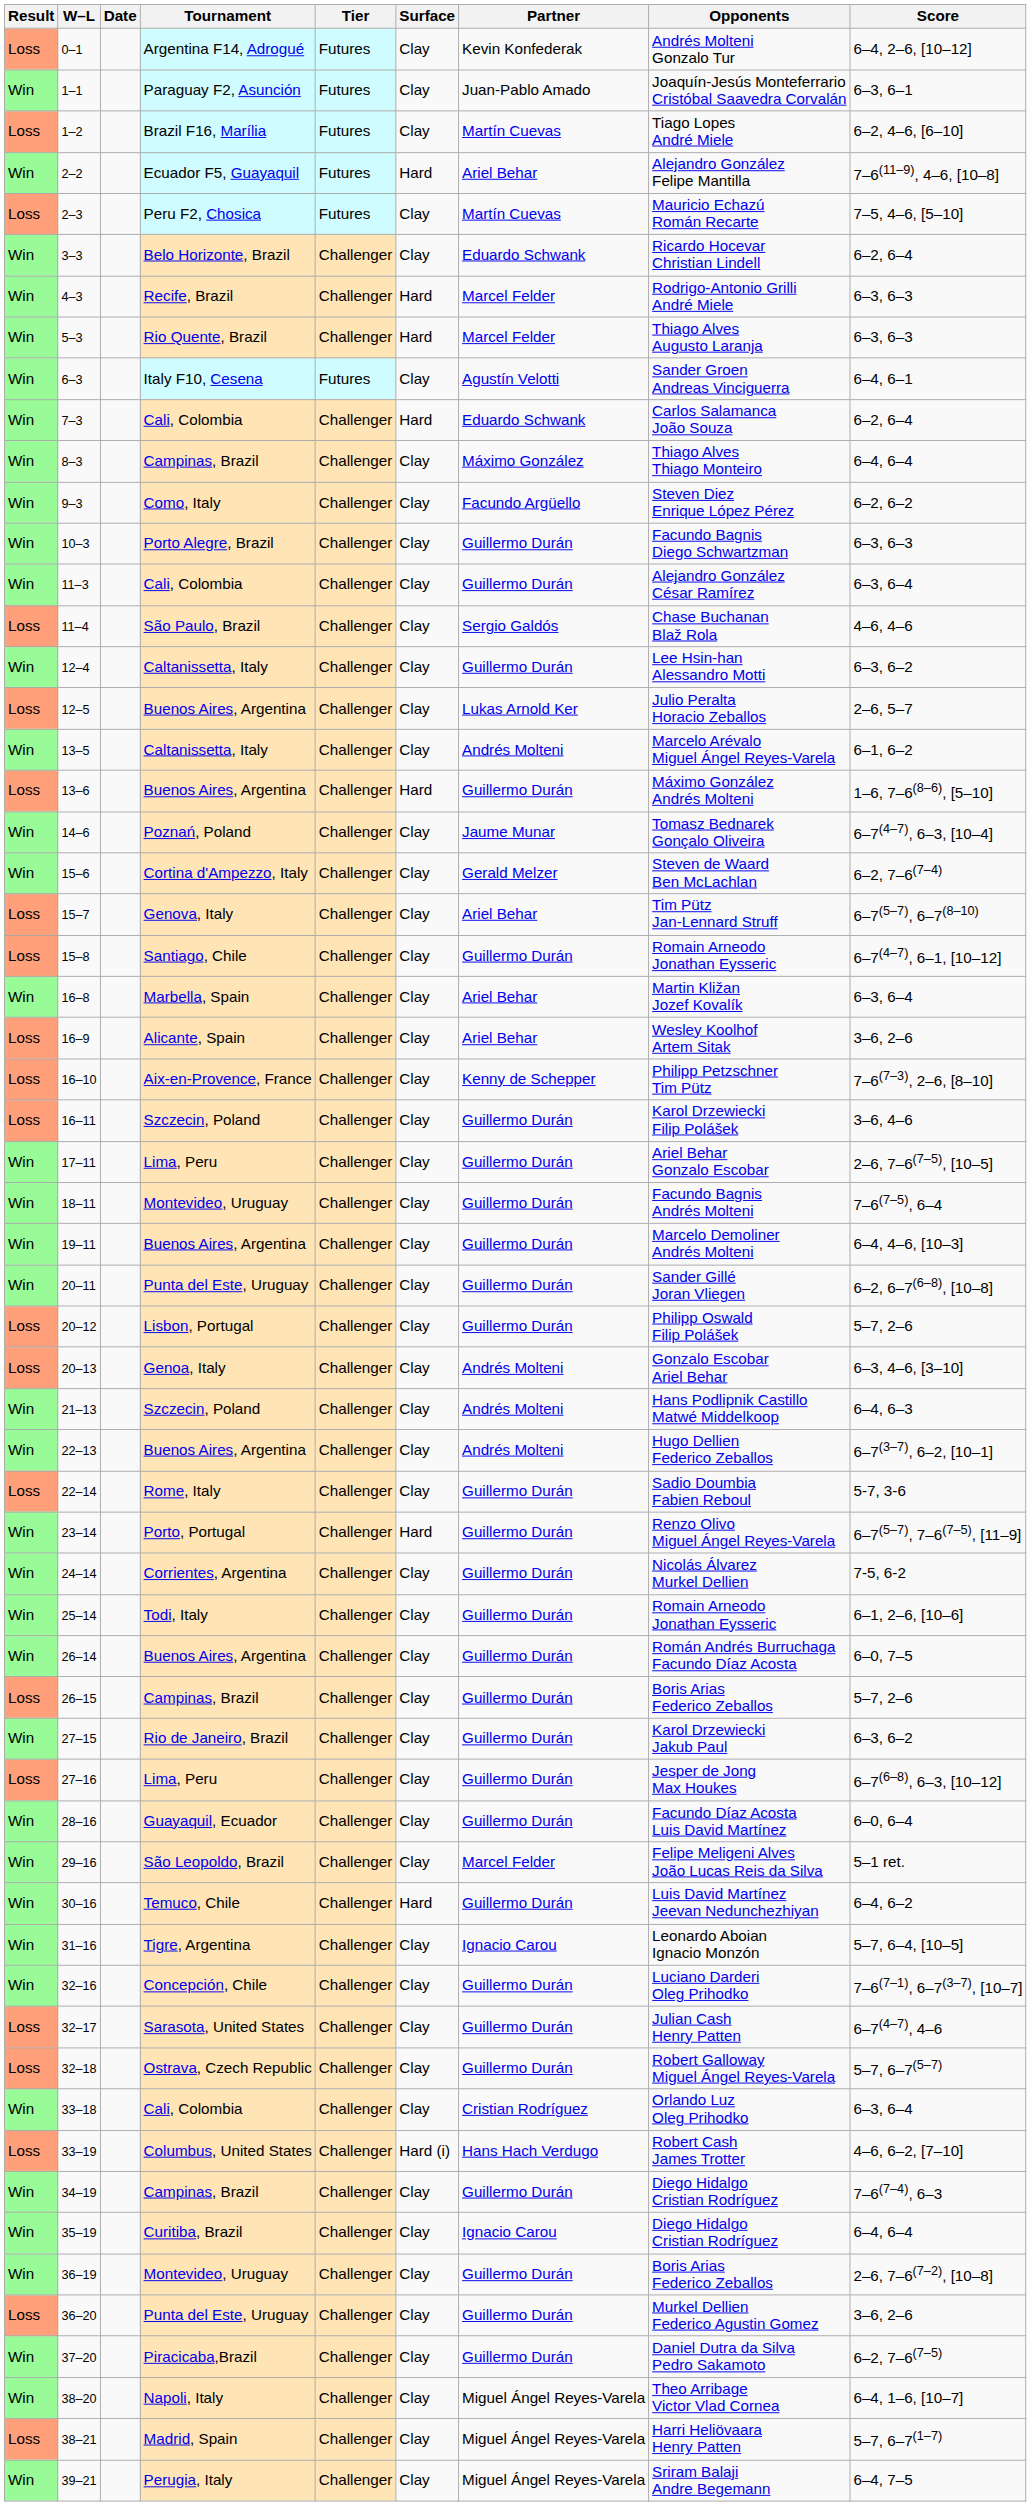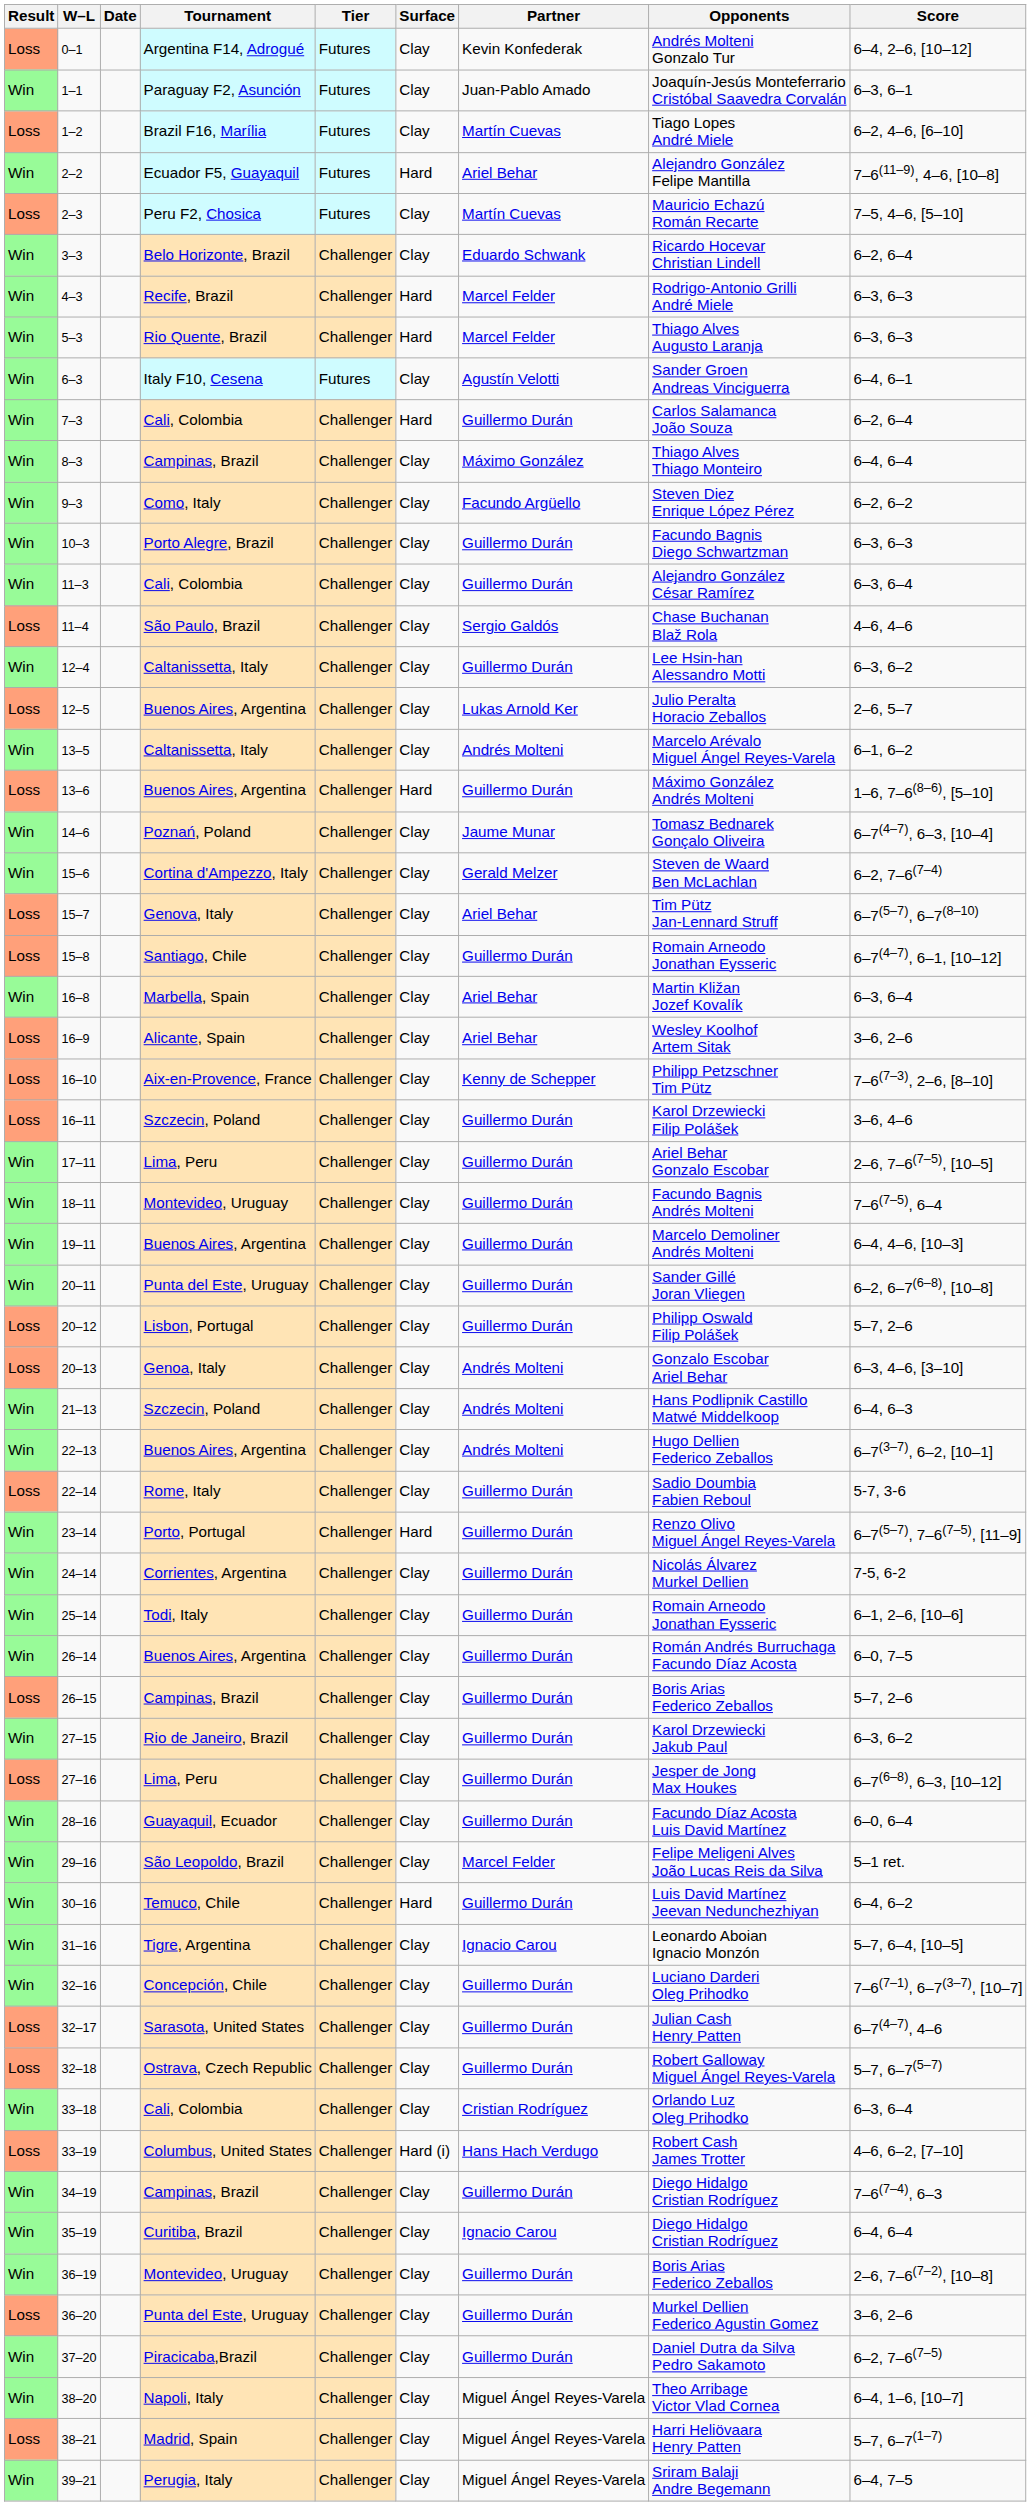(524, 420) Eduardo Schwank -> (517, 420) Guillermo Durán
